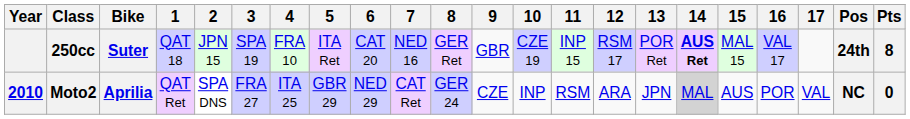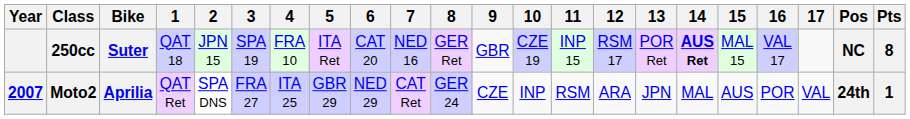(854, 50) 24th -> (854, 50) NC
(26, 93) 2010 -> (26, 93) 2007
(697, 93) lightgrey background -> (697, 93) no background
(854, 93) NC -> (854, 93) 24th
(889, 93) 0 -> (889, 93) 1
